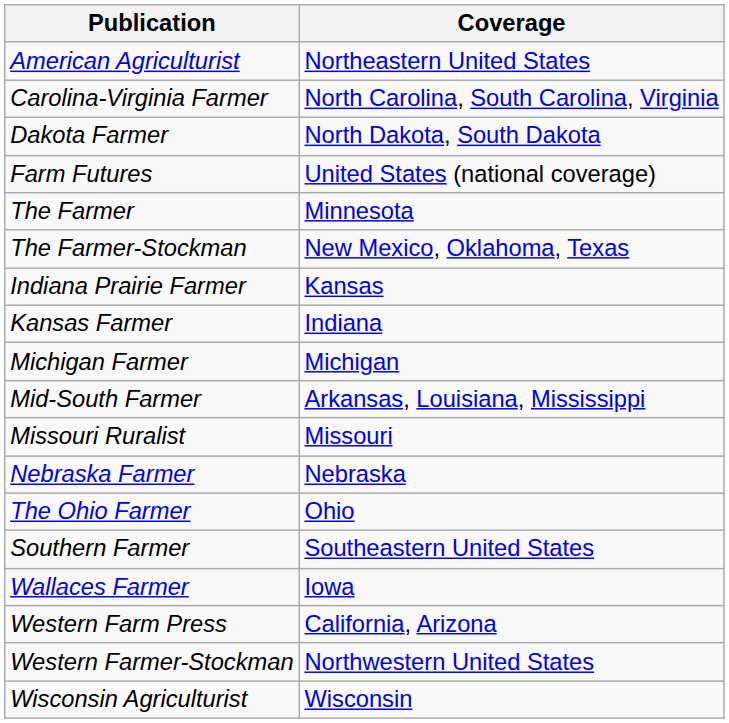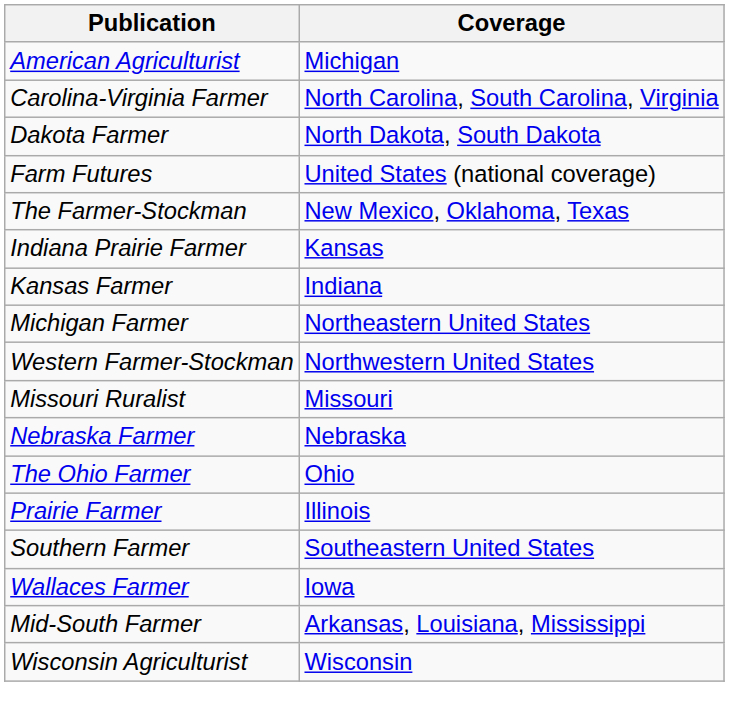(447, 60) Northeastern United States -> (352, 60) Michigan
- row: (72, 211)
(352, 361) Michigan -> (447, 323) Northeastern United States
rows swapped: (106, 398) <-> (152, 661)
+ row: (86, 511)
- row: (119, 624)
